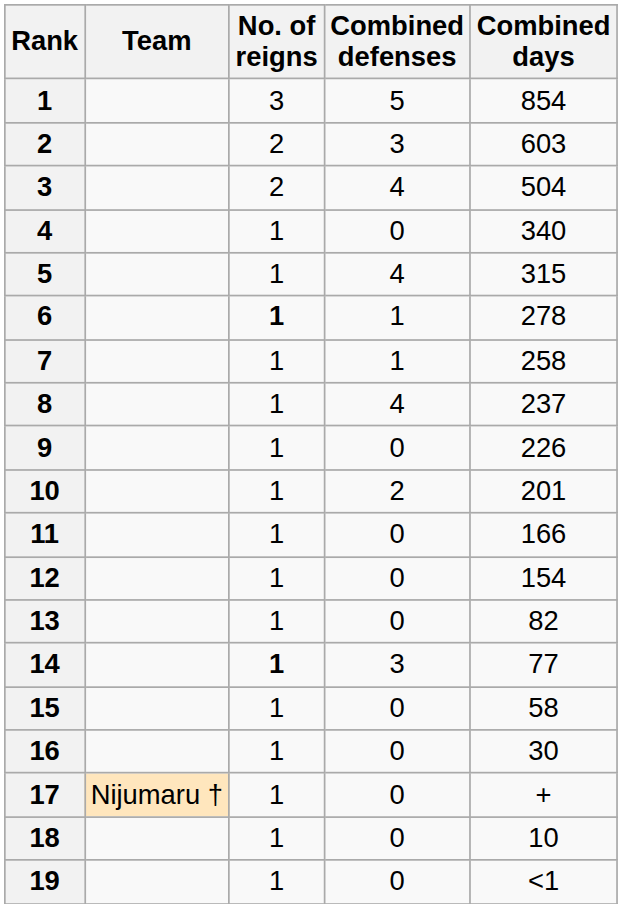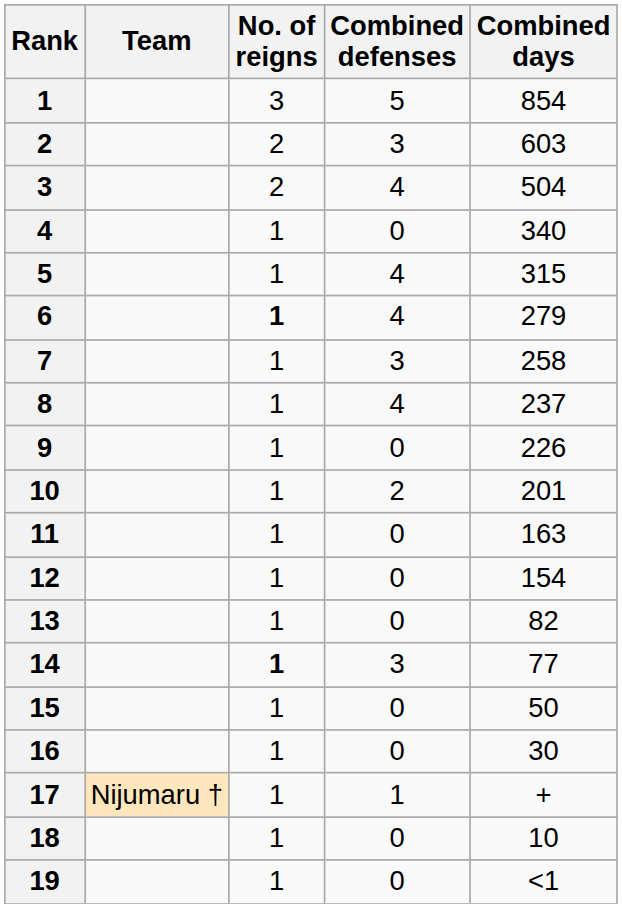(397, 317) 1 -> (397, 317) 4
(544, 317) 278 -> (544, 317) 279
(397, 360) 1 -> (397, 360) 3
(544, 534) 166 -> (544, 534) 163
(544, 707) 58 -> (544, 707) 50
(397, 794) 0 -> (397, 794) 1
